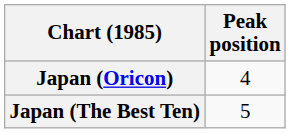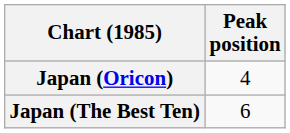(245, 111) 5 -> (245, 111) 6
